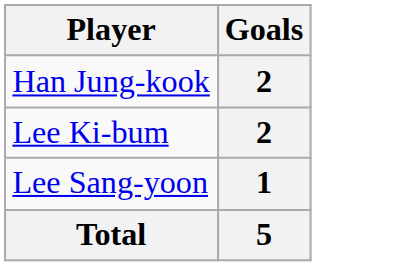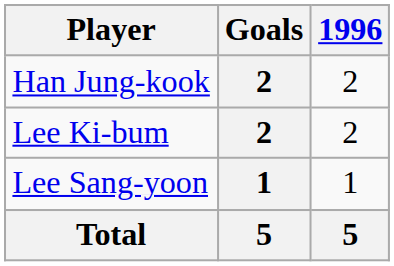+ column: (350, 30)
